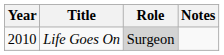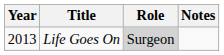(22, 38) 2010 -> (22, 38) 2013
